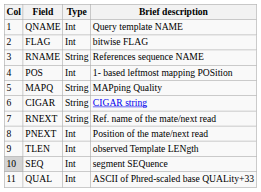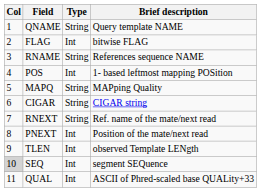(70, 27) Int -> (77, 27) String
